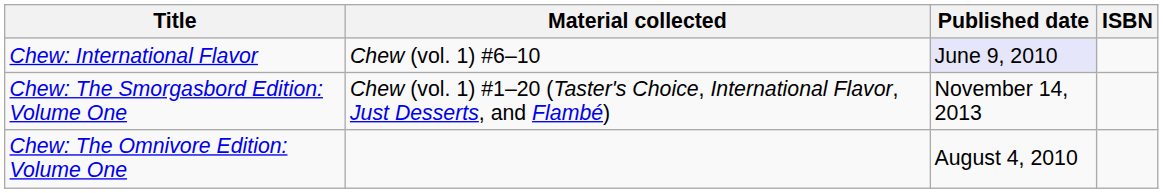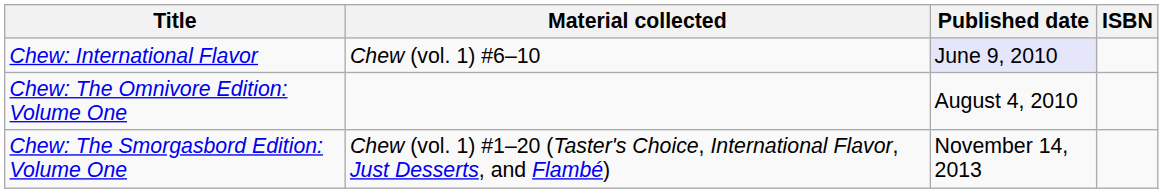rows swapped: (149, 158) <-> (166, 100)
